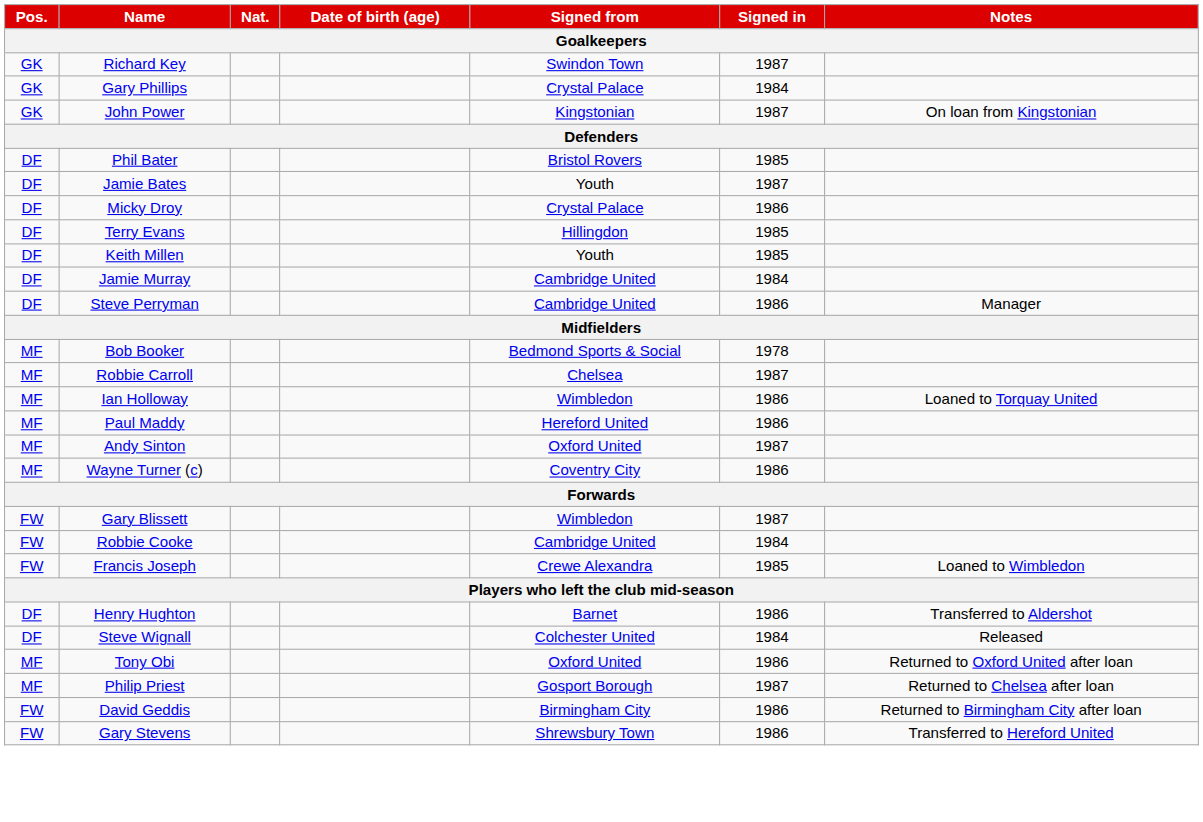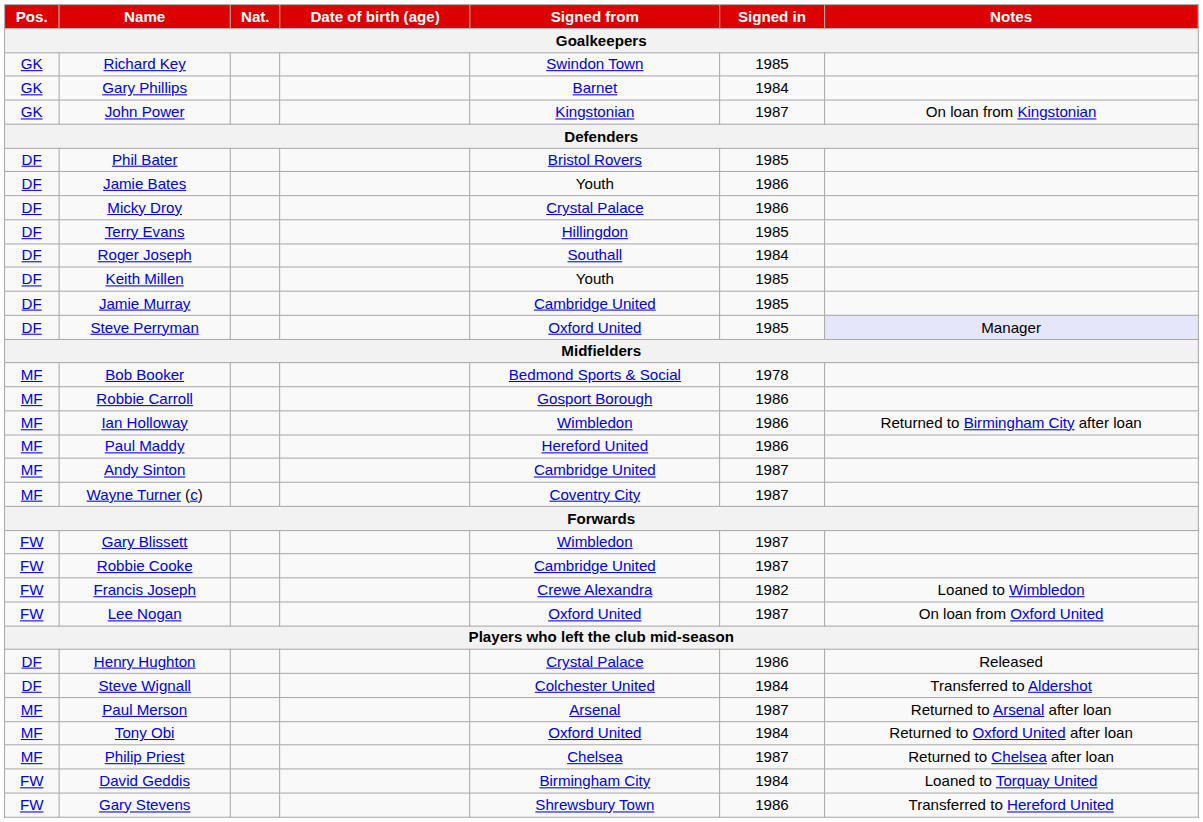(772, 65) 1987 -> (772, 65) 1985
(595, 89) Crystal Palace -> (595, 89) Barnet
(772, 184) 1987 -> (772, 184) 1986
+ row: (145, 256)
(772, 280) 1984 -> (772, 304) 1985
(595, 304) Cambridge United -> (595, 327) Oxford United
(772, 304) 1986 -> (772, 327) 1985
(1011, 304) no background -> (1011, 327) lavender background
(595, 375) Chelsea -> (595, 399) Gosport Borough
(772, 375) 1987 -> (772, 399) 1986
(1011, 399) Loaned to Torquay United -> (1011, 423) Returned to Birmingham City after loan
(595, 447) Oxford United -> (595, 471) Cambridge United
(772, 471) 1986 -> (772, 495) 1987
(772, 542) 1984 -> (772, 566) 1987
(772, 566) 1985 -> (772, 590) 1982
+ row: (145, 614)
(595, 614) Barnet -> (595, 662) Crystal Palace
(1011, 614) Transferred to Aldershot -> (1011, 662) Released
(1011, 638) Released -> (1011, 686) Transferred to Aldershot
+ row: (145, 710)
(772, 662) 1986 -> (772, 733) 1984
(595, 686) Gosport Borough -> (595, 757) Chelsea
(772, 710) 1986 -> (772, 781) 1984
(1011, 710) Returned to Birmingham City after loan -> (1011, 781) Loaned to Torquay United
